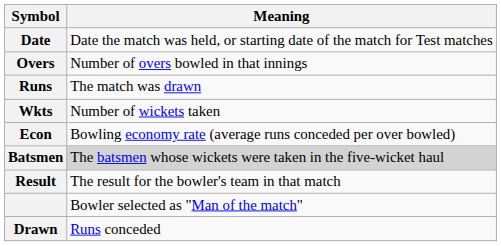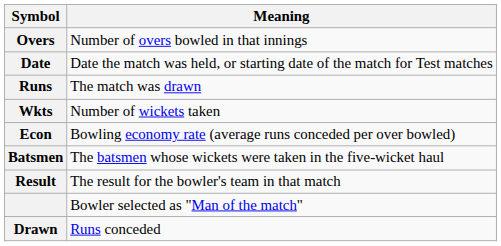rows swapped: (36, 39) <-> (36, 63)
(257, 157) lightgrey background -> (257, 157) no background
